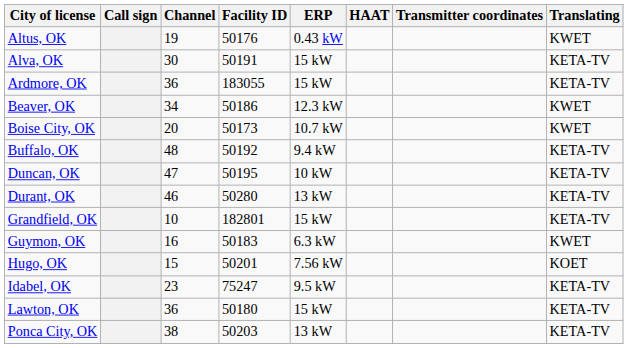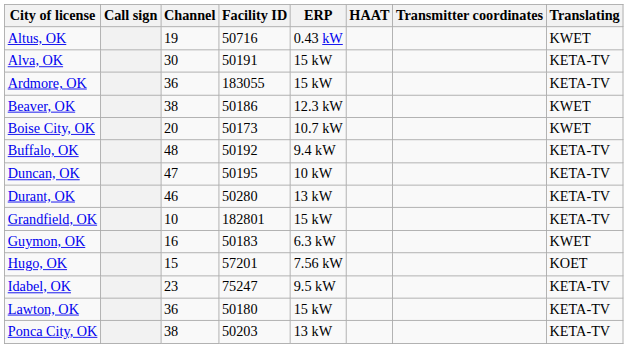(240, 38) 50176 -> (240, 38) 50716
(171, 106) 34 -> (171, 106) 38
(240, 264) 50201 -> (240, 264) 57201
